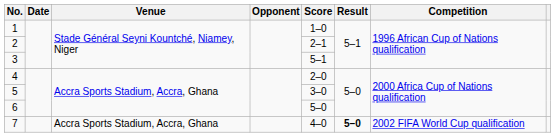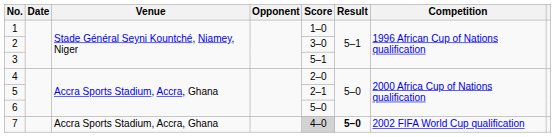(318, 44) 2–1 -> (318, 44) 3–0
(318, 92) 3–0 -> (318, 92) 2–1
(318, 124) no background -> (318, 124) lightgrey background
